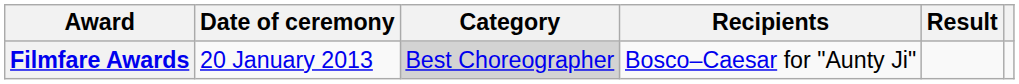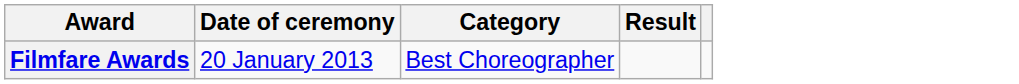- column: (771, 22)
(510, 59) lightgrey background -> (510, 59) no background
